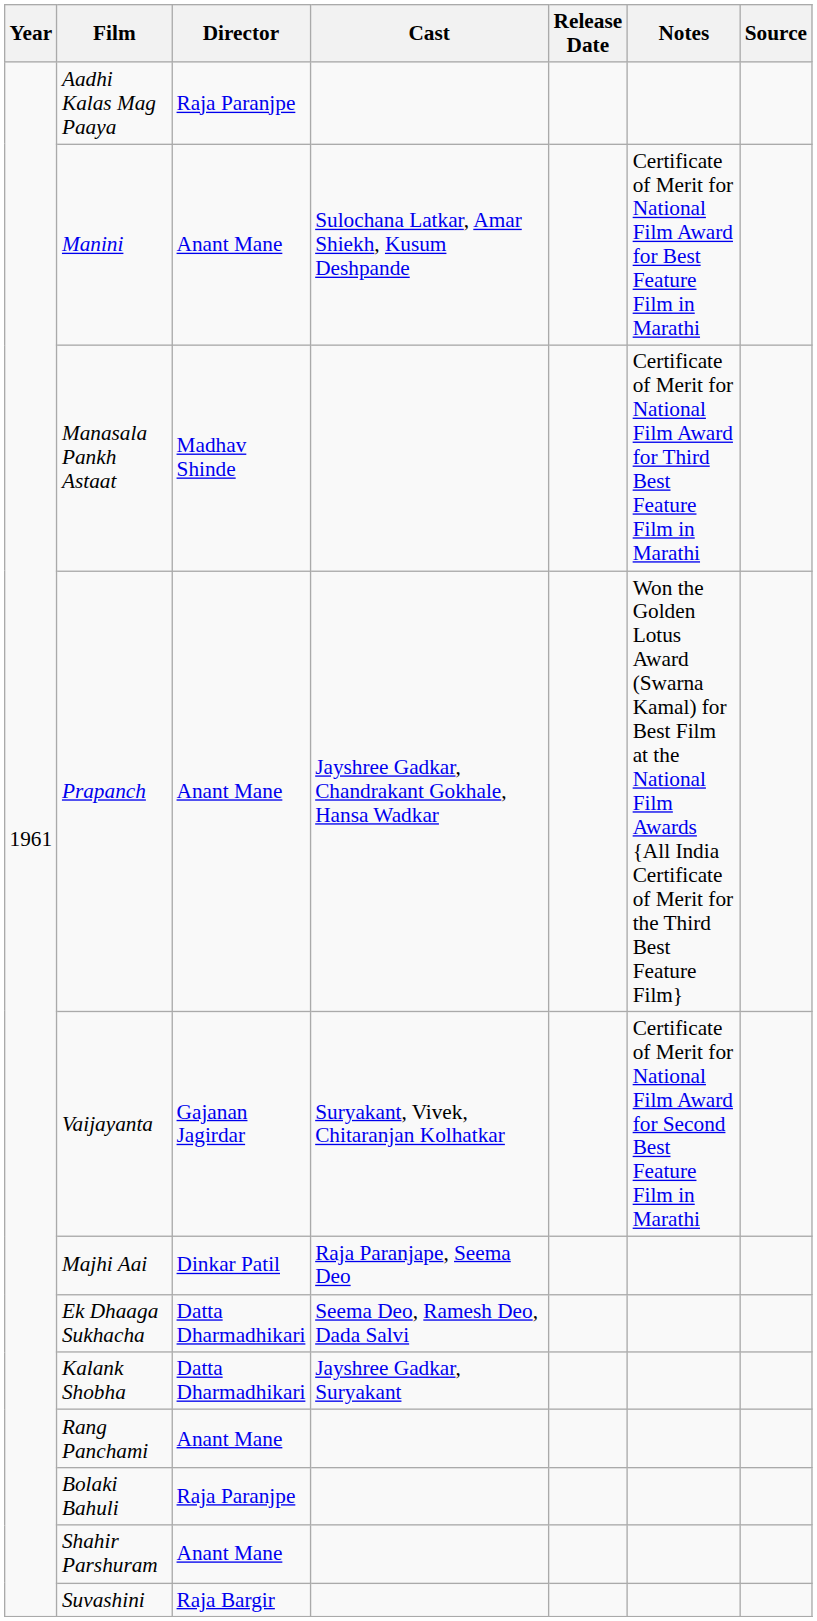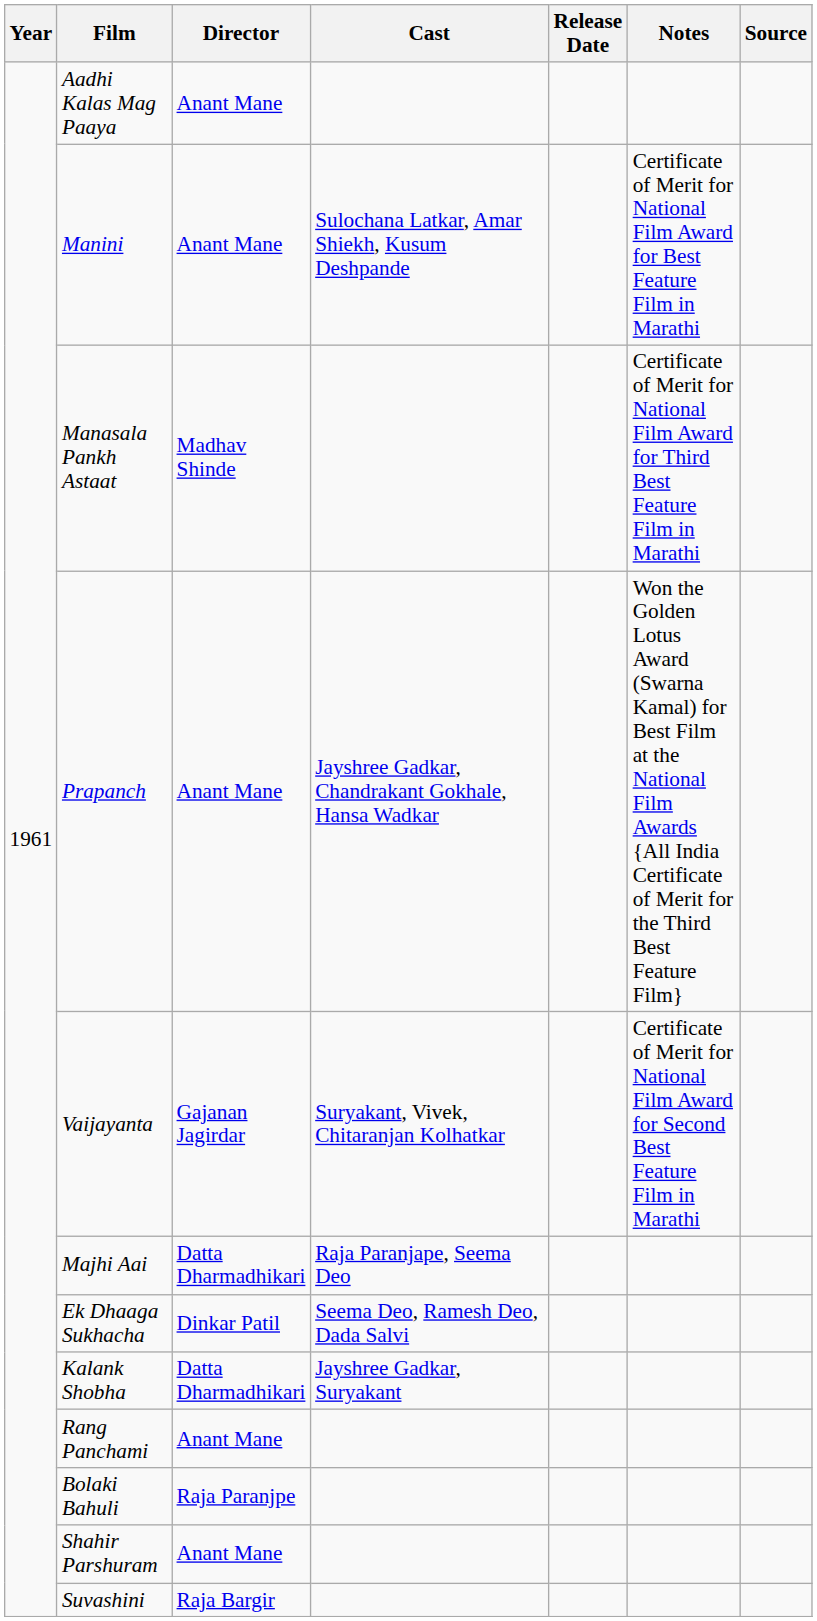(236, 103) Raja Paranjpe -> (229, 103) Anant Mane
(228, 1265) Dinkar Patil -> (241, 1265) Datta Dharmadhikari
(241, 1322) Datta Dharmadhikari -> (228, 1322) Dinkar Patil
